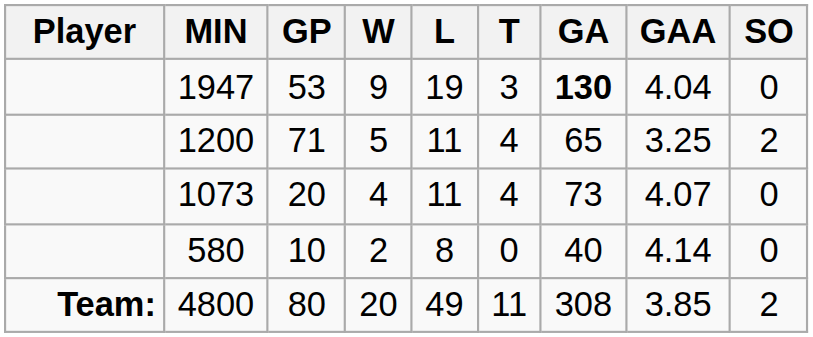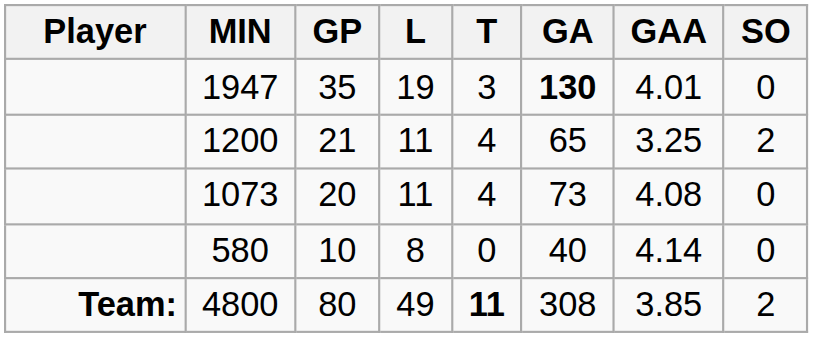- column: (378, 31)
(307, 86) 53 -> (337, 86) 35
(678, 86) 4.04 -> (669, 86) 4.01
(307, 140) 71 -> (337, 140) 21
(678, 195) 4.07 -> (669, 195) 4.08
(509, 304) normal -> (487, 304) bold
